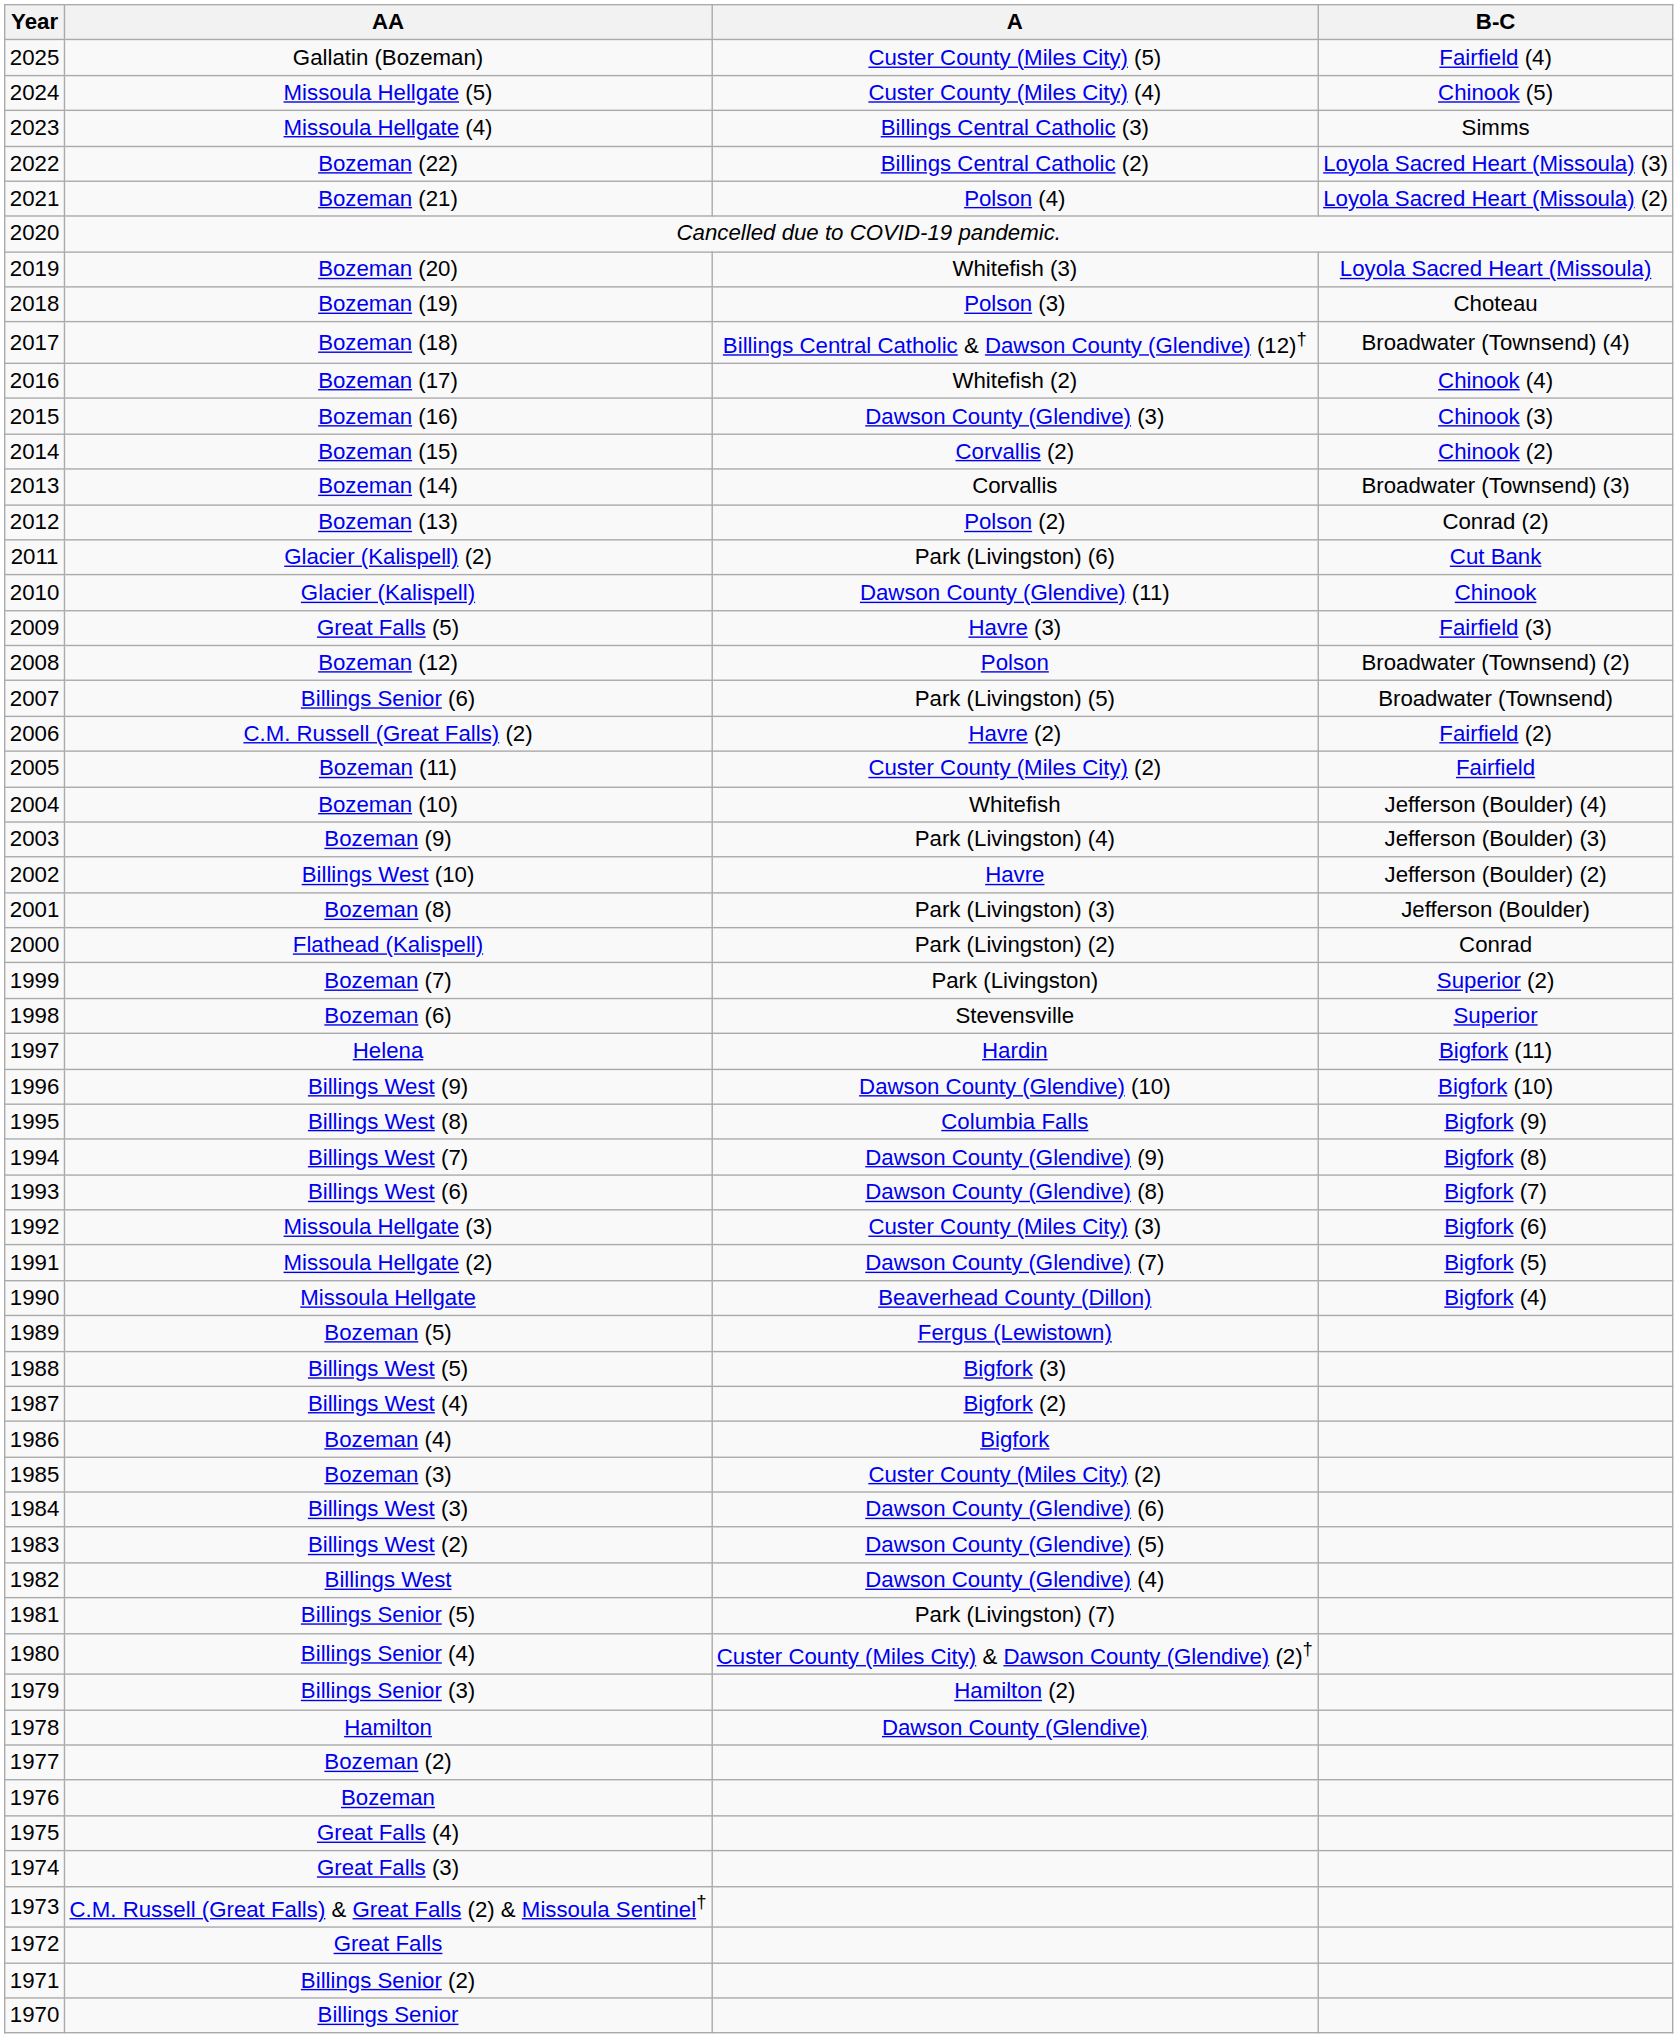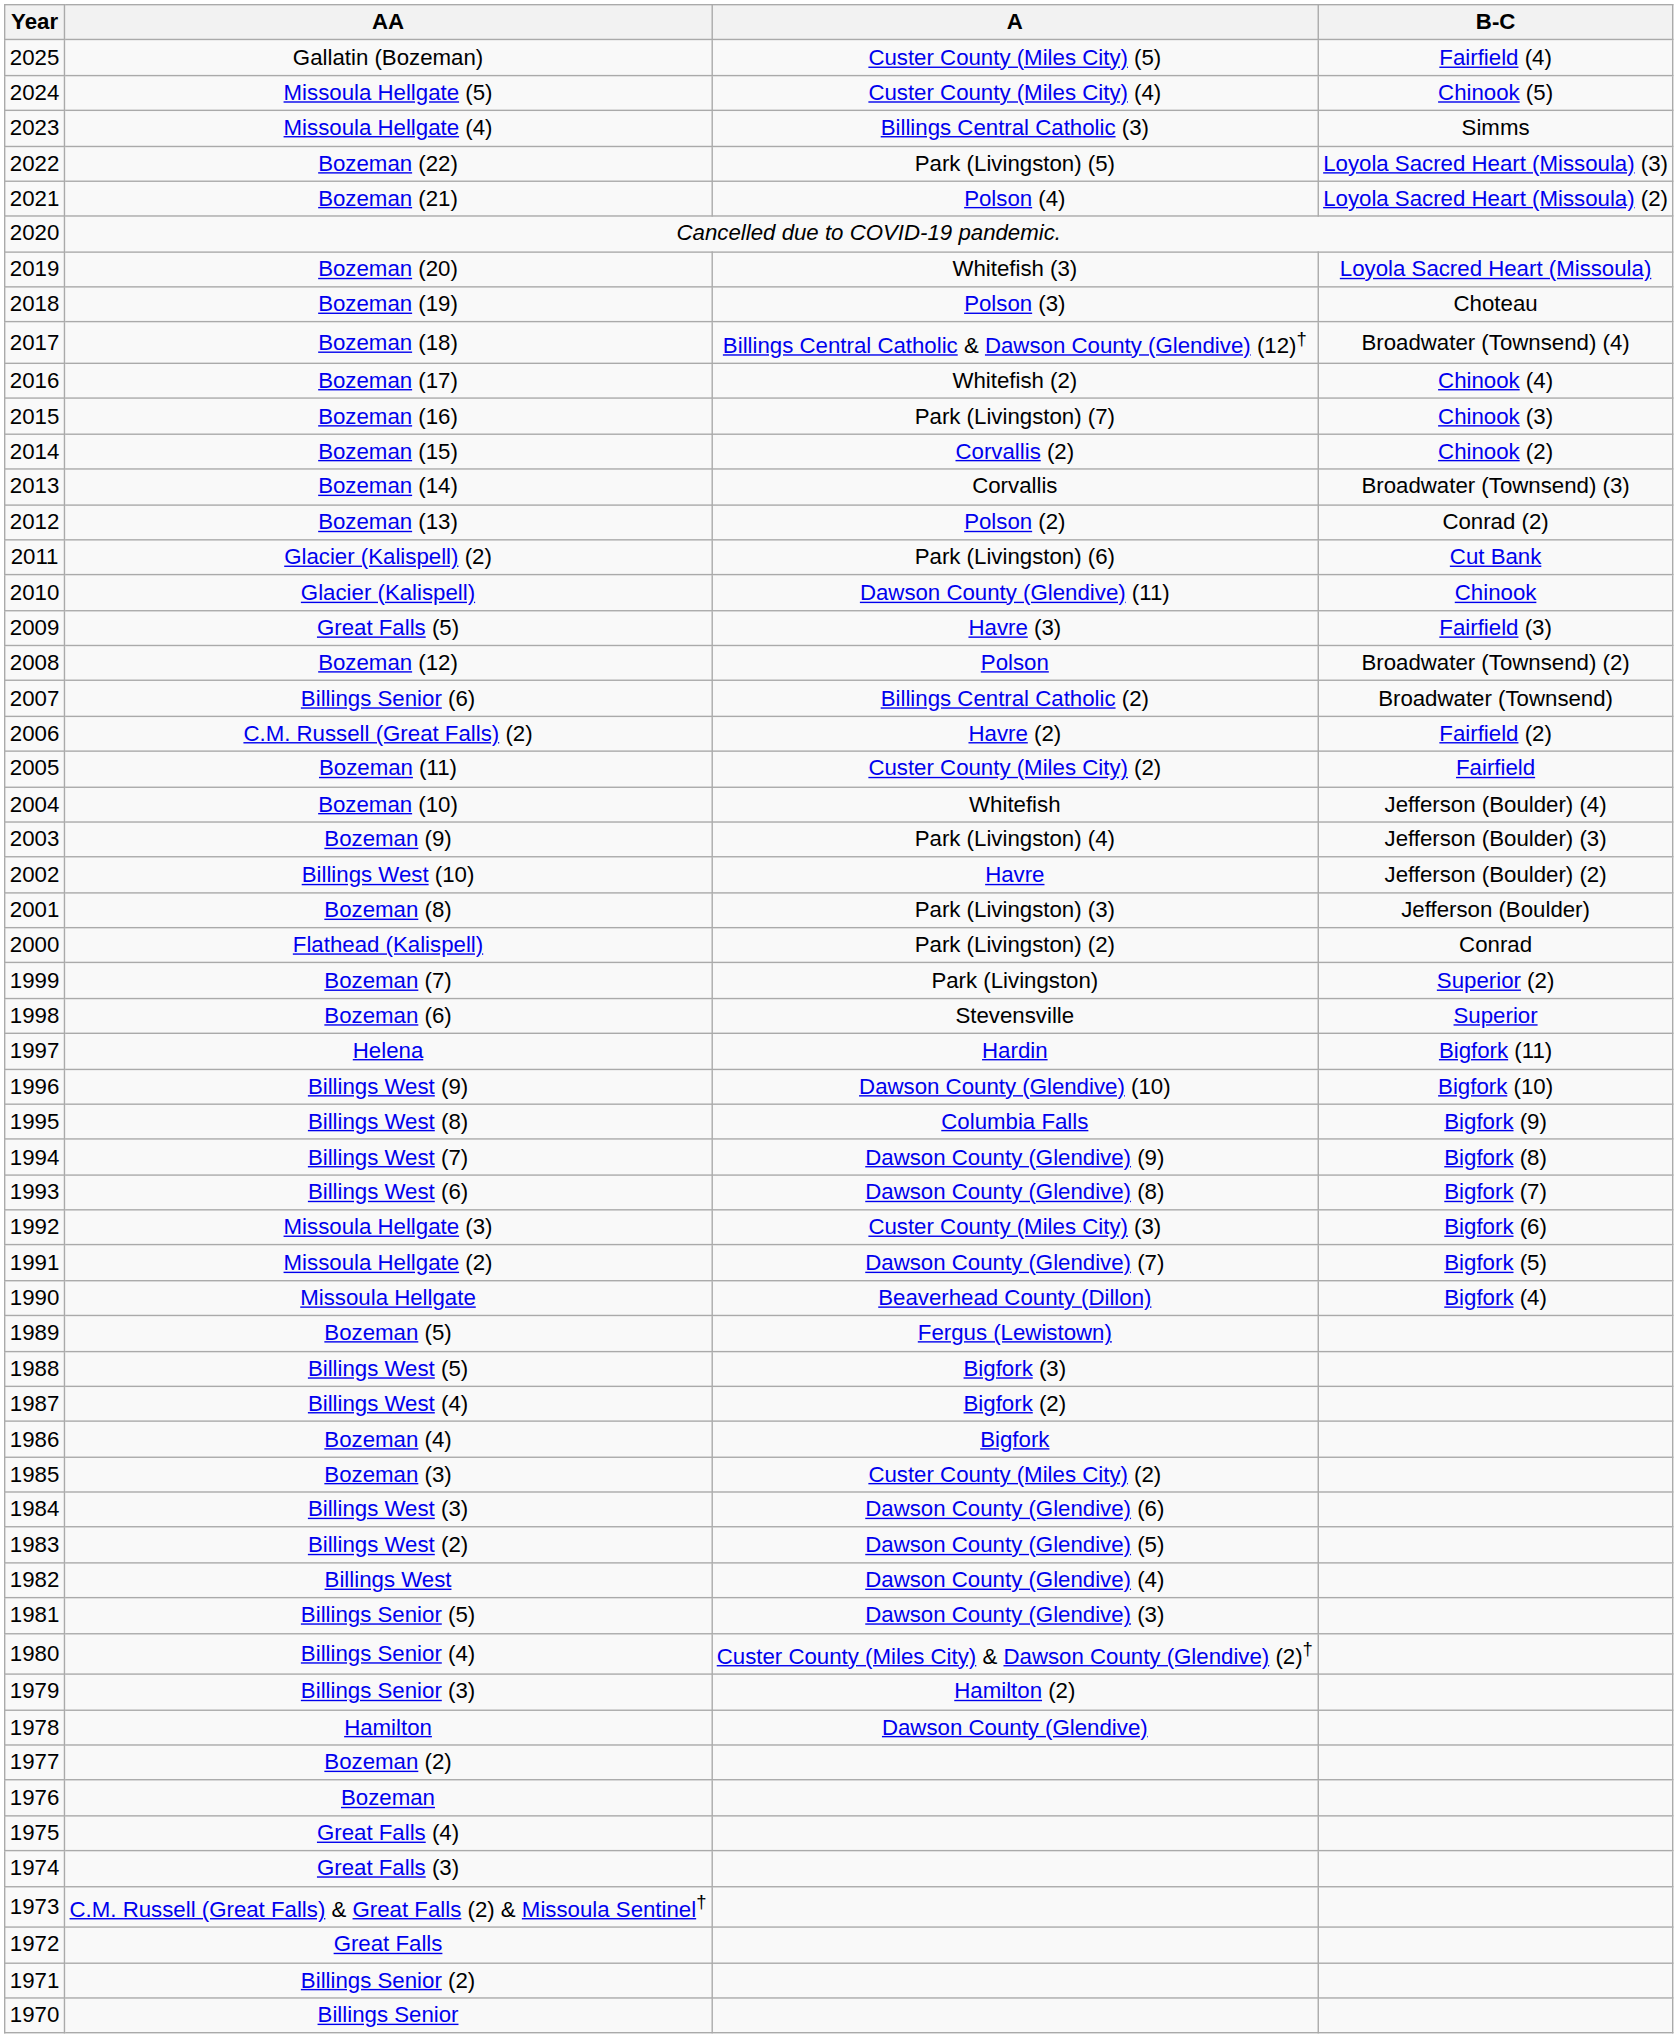(1015, 163) Billings Central Catholic (2) -> (1015, 163) Park (Livingston) (5)
(1015, 416) Dawson County (Glendive) (3) -> (1015, 416) Park (Livingston) (7)
(1015, 698) Park (Livingston) (5) -> (1015, 698) Billings Central Catholic (2)
(1015, 1615) Park (Livingston) (7) -> (1015, 1615) Dawson County (Glendive) (3)
